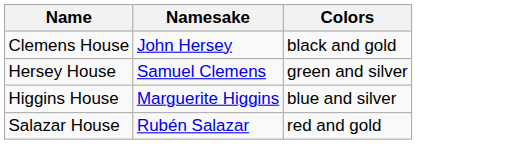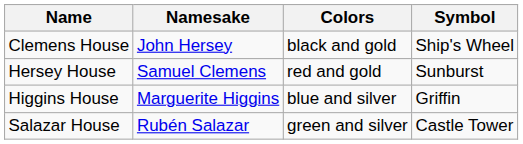+ column: (465, 17)
(347, 71) green and silver -> (334, 71) red and gold
(334, 125) red and gold -> (347, 125) green and silver
